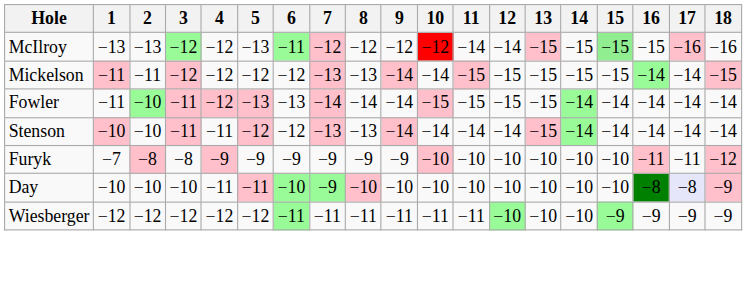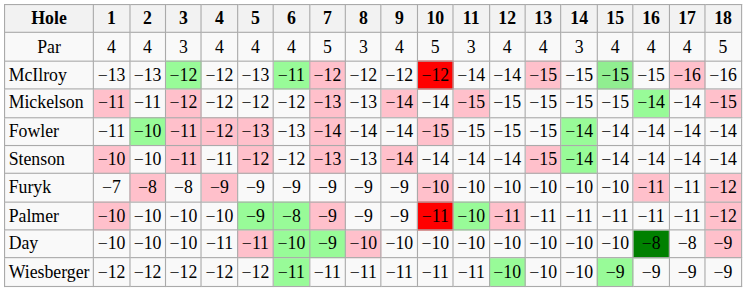+ row: (49, 46)
+ row: (34, 215)
(687, 187) lavender background -> (687, 243) no background
